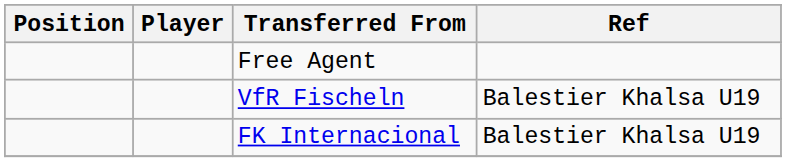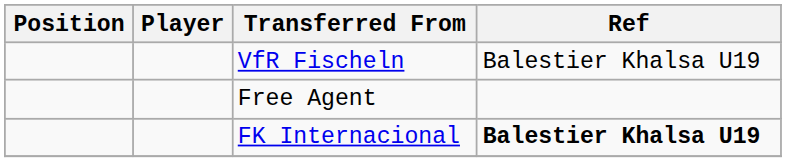rows swapped: (307, 61) <-> (321, 99)
(622, 137) normal -> (622, 137) bold
